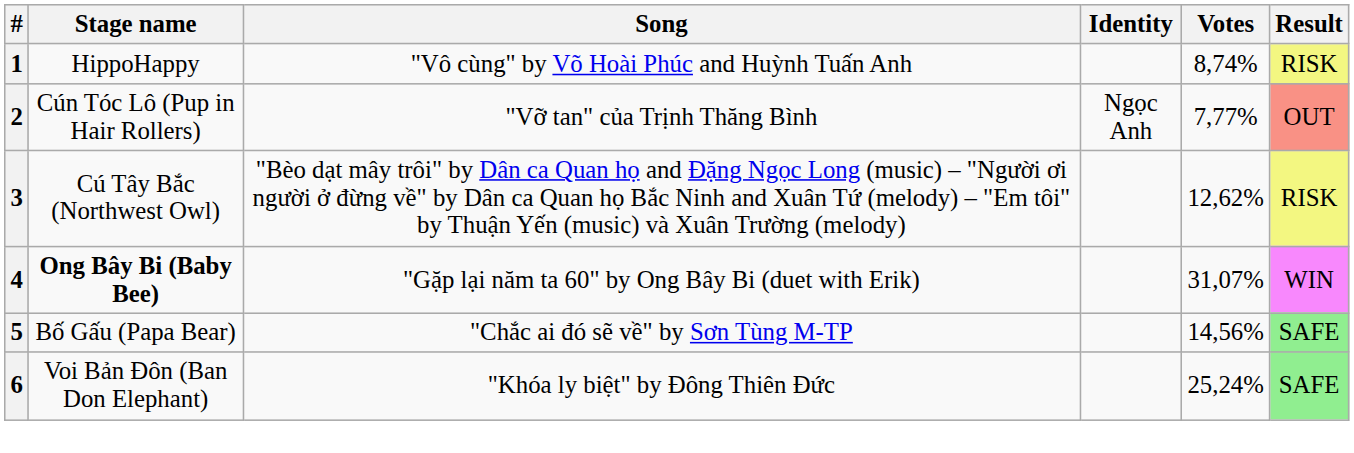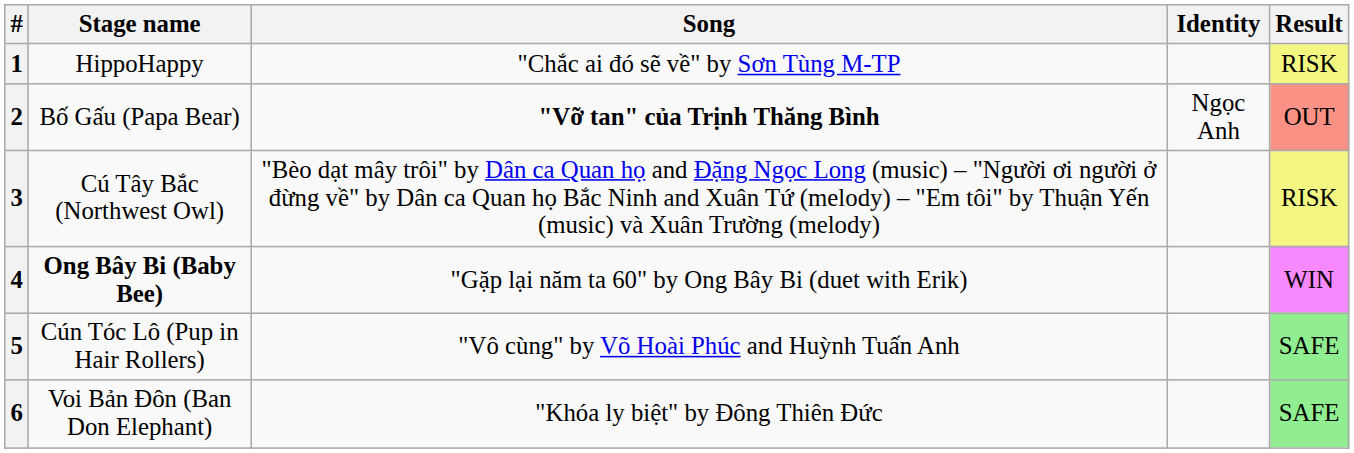- column: (1226, 24)
(661, 63) "Vô cùng" by Võ Hoài Phúc and Huỳnh Tuấn Anh -> (709, 63) "Chắc ai đó sẽ về" by Sơn Tùng M-TP
(136, 116) Cún Tóc Lô (Pup in Hair Rollers) -> (140, 116) Bố Gấu (Papa Bear)
(661, 116) normal -> (709, 116) bold
(136, 332) Bố Gấu (Papa Bear) -> (140, 346) Cún Tóc Lô (Pup in Hair Rollers)
(661, 332) "Chắc ai đó sẽ về" by Sơn Tùng M-TP -> (709, 346) "Vô cùng" by Võ Hoài Phúc and Huỳnh Tuấn Anh
